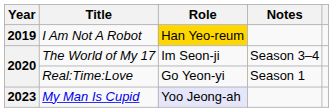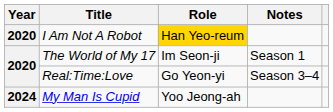(22, 35) 2019 -> (22, 35) 2020
(285, 55) Season 3–4 -> (277, 55) Season 1
(277, 76) Season 1 -> (285, 76) Season 3–4
(22, 96) 2023 -> (22, 96) 2024
(201, 96) lavender background -> (201, 96) no background
